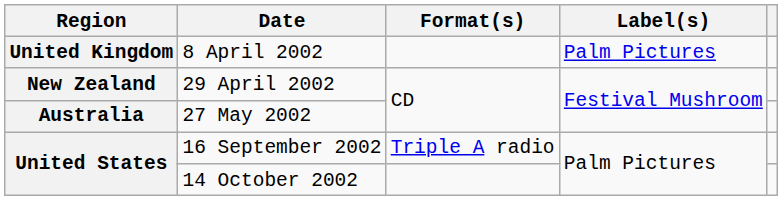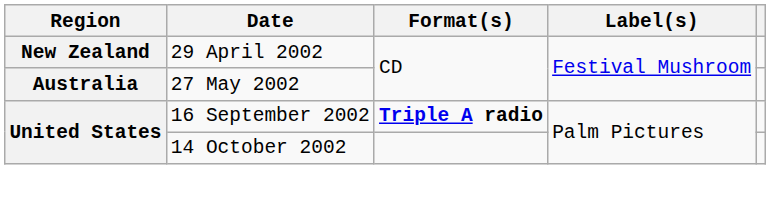- row: (253, 52)
(473, 148) normal -> (461, 116) bold
